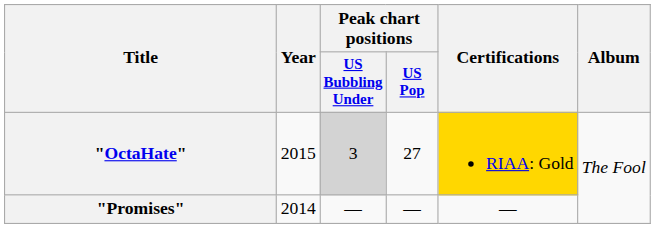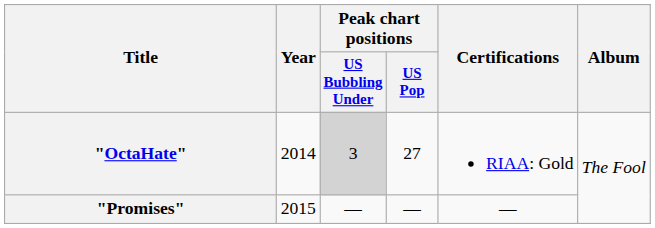(298, 153) 2015 -> (298, 153) 2014
(508, 164) gold background -> (508, 164) no background
(298, 208) 2014 -> (298, 208) 2015
